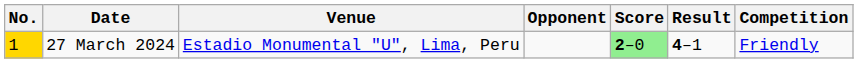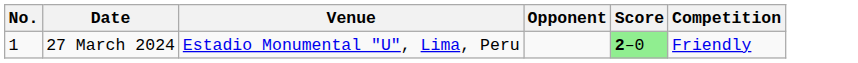- column: (702, 18)
(14, 45) gold background -> (14, 45) no background
